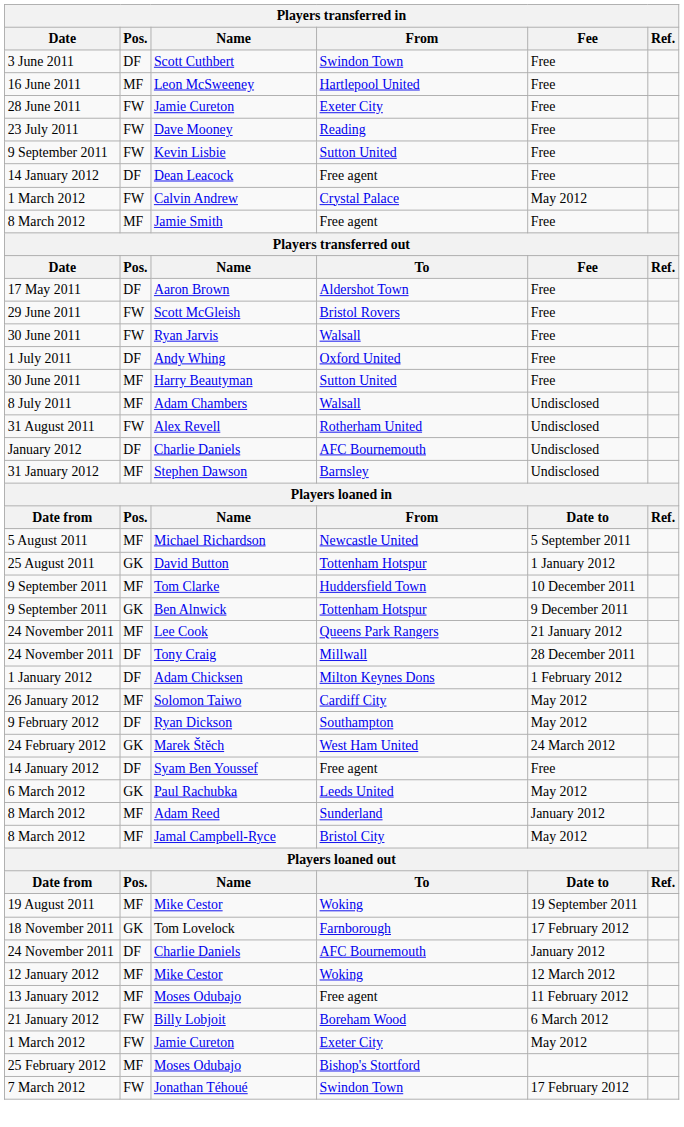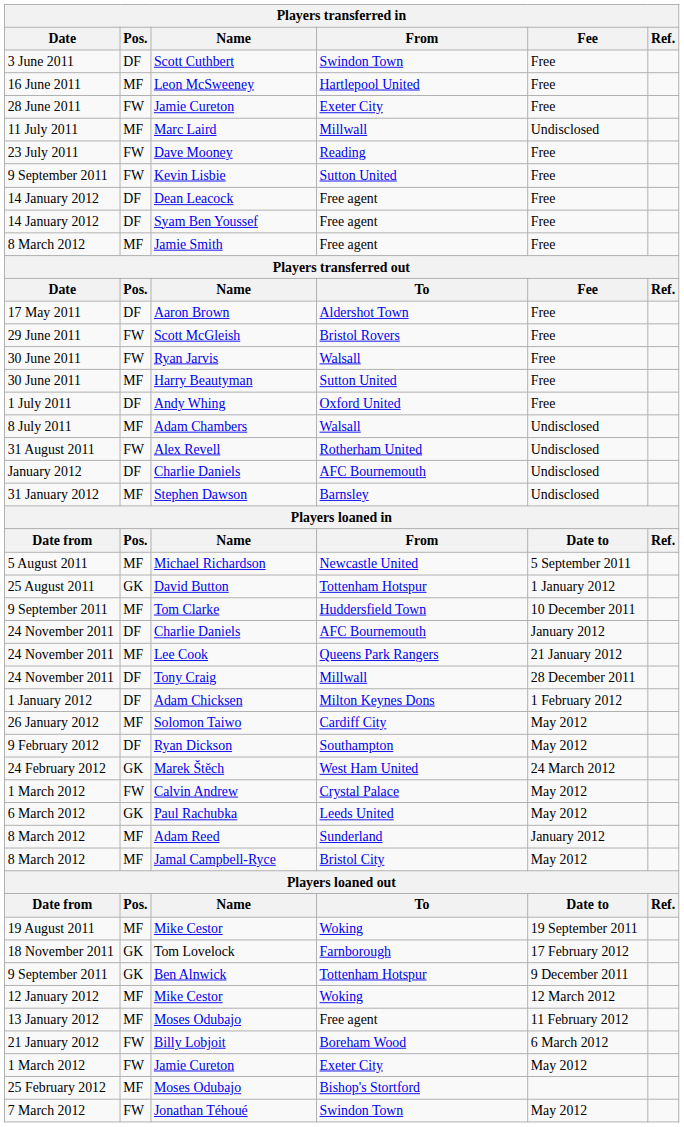+ row: (43, 130)
rows swapped: (53, 768) <-> (46, 198)
rows swapped: (44, 381) <-> (40, 358)
rows swapped: (58, 609) <-> (61, 951)
(580, 1088) 17 February 2012 -> (559, 1110) May 2012
